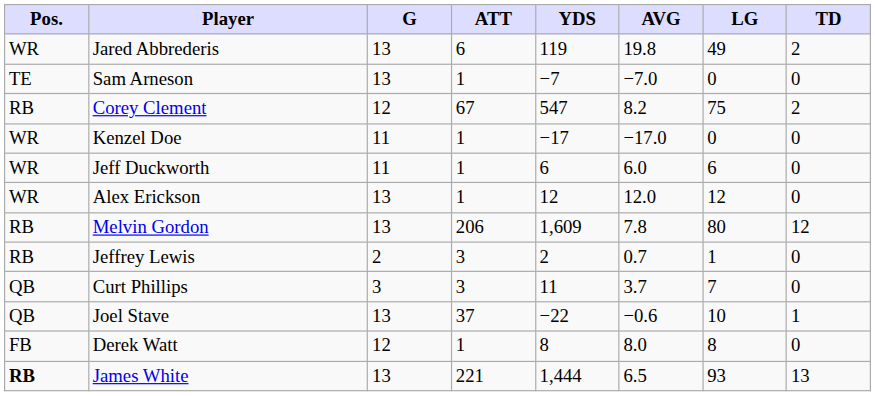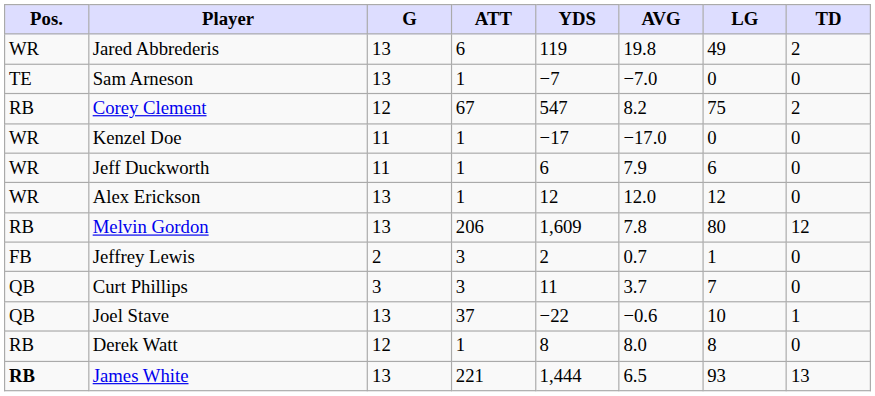(635, 167) 6.0 -> (635, 167) 7.9
(21, 256) RB -> (20, 256) FB
(20, 345) FB -> (21, 345) RB
